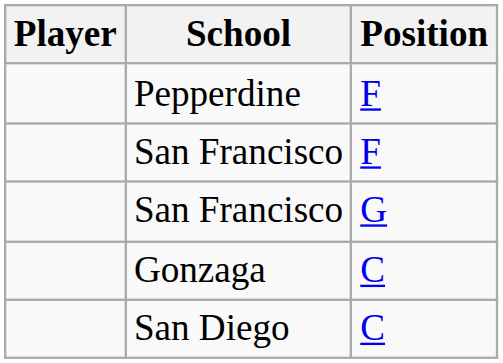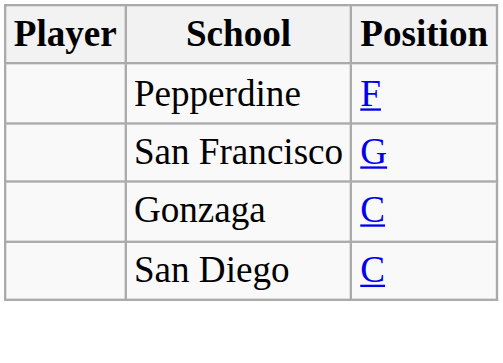- row: (239, 151)
